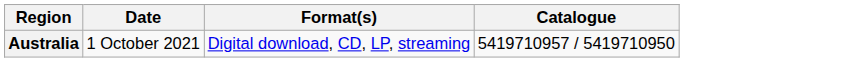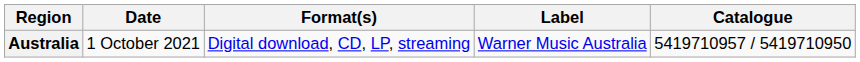+ column: (562, 17)
